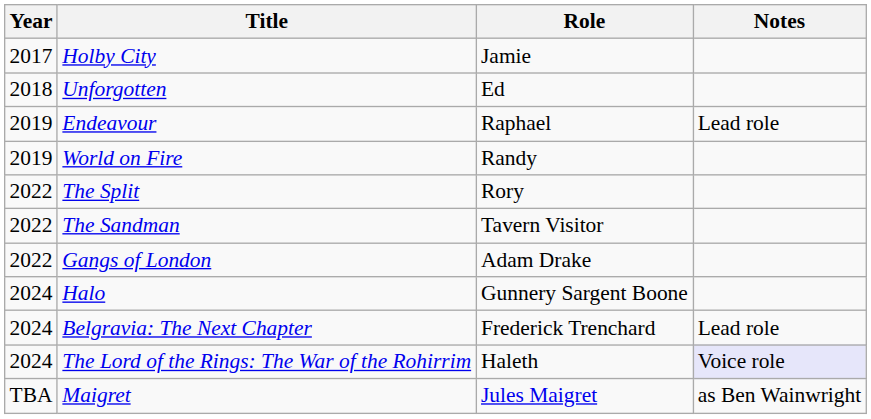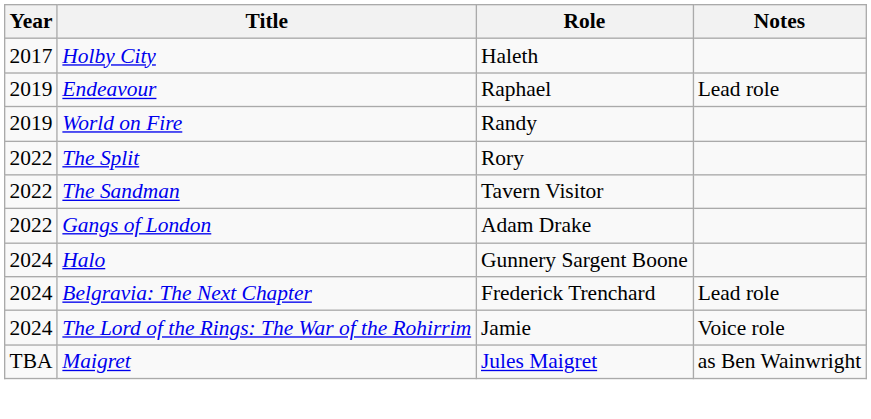(506, 55) Jamie -> (510, 55) Haleth
- row: (114, 89)
(510, 361) Haleth -> (506, 327) Jamie
(741, 361) lavender background -> (741, 327) no background
